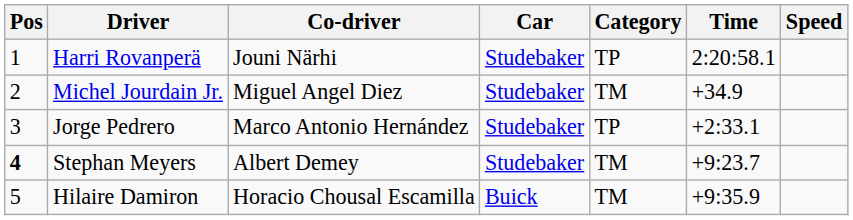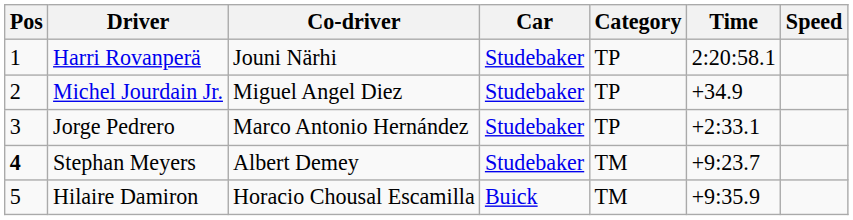(611, 92) TM -> (607, 92) TP
